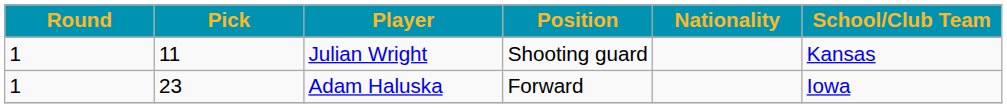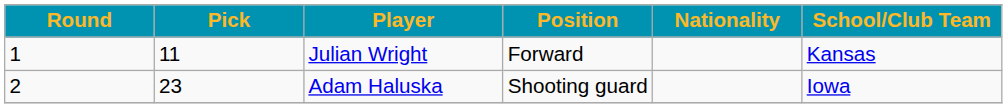(578, 53) Shooting guard -> (546, 53) Forward
(15, 86) 1 -> (15, 86) 2
(546, 86) Forward -> (578, 86) Shooting guard
